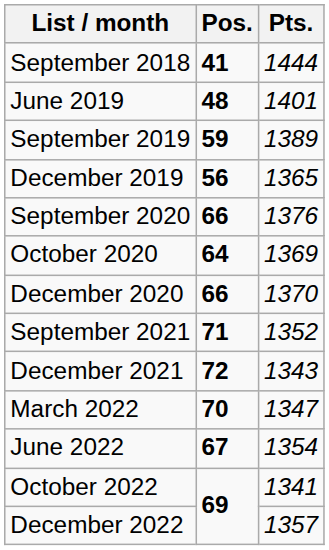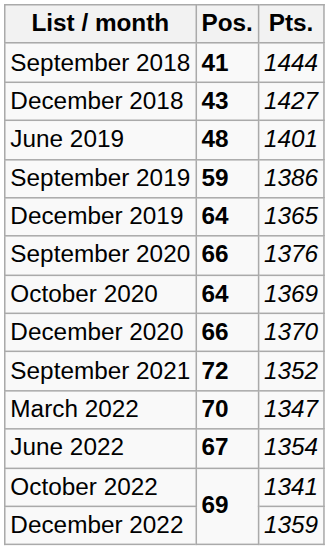+ row: (97, 100)
(291, 139) 1389 -> (291, 178) 1386
(215, 178) 56 -> (215, 216) 64
(215, 332) 71 -> (215, 370) 72
- row: (97, 370)
(291, 525) 1357 -> (291, 525) 1359
